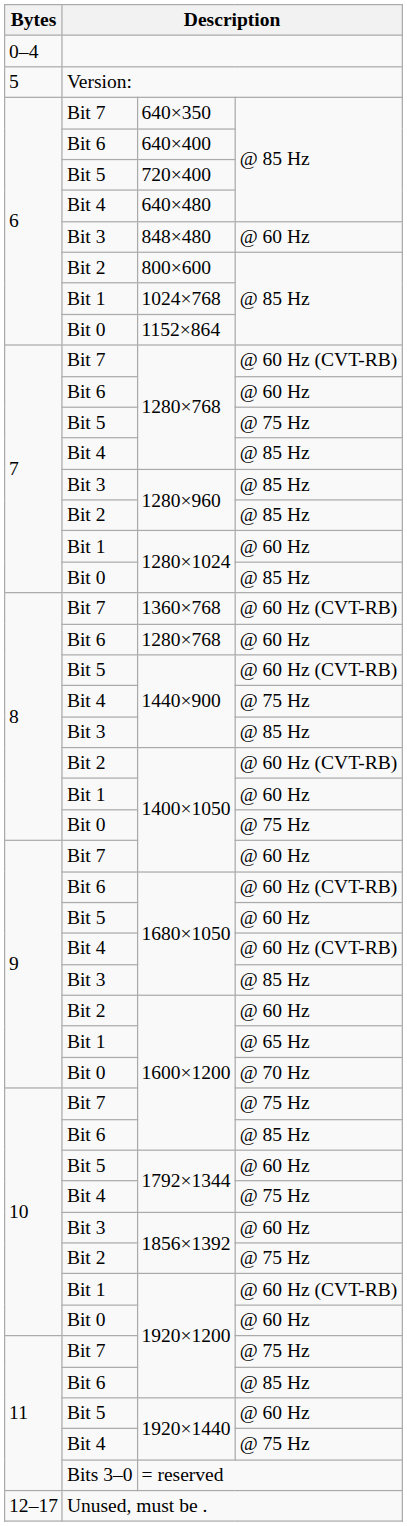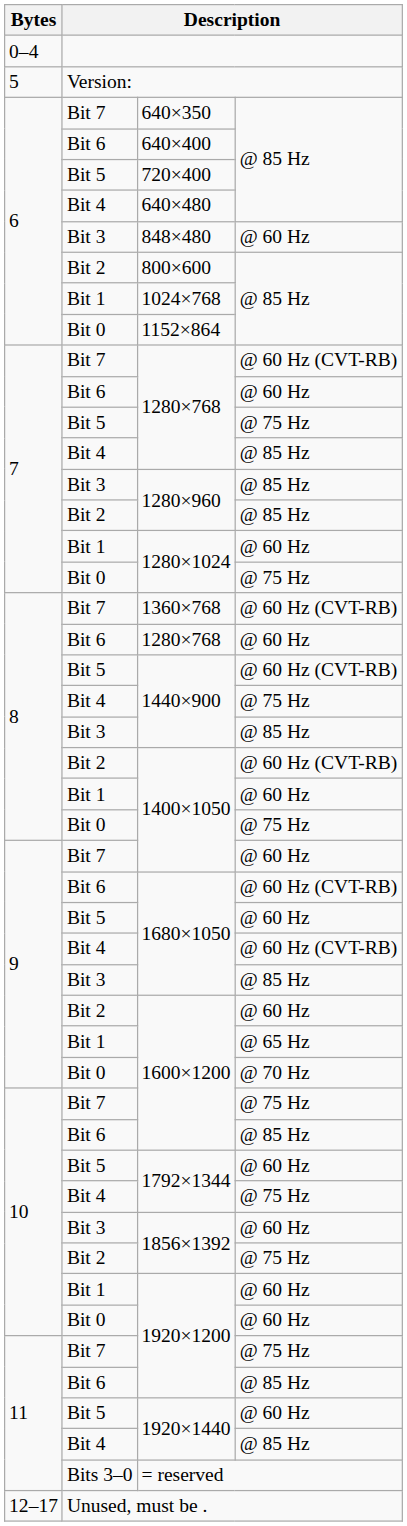(275, 577) @ 85 Hz -> (275, 577) @ 75 Hz
(318, 1289) @ 60 Hz (CVT-RB) -> (275, 1289) @ 60 Hz
(275, 1444) @ 75 Hz -> (275, 1444) @ 85 Hz
